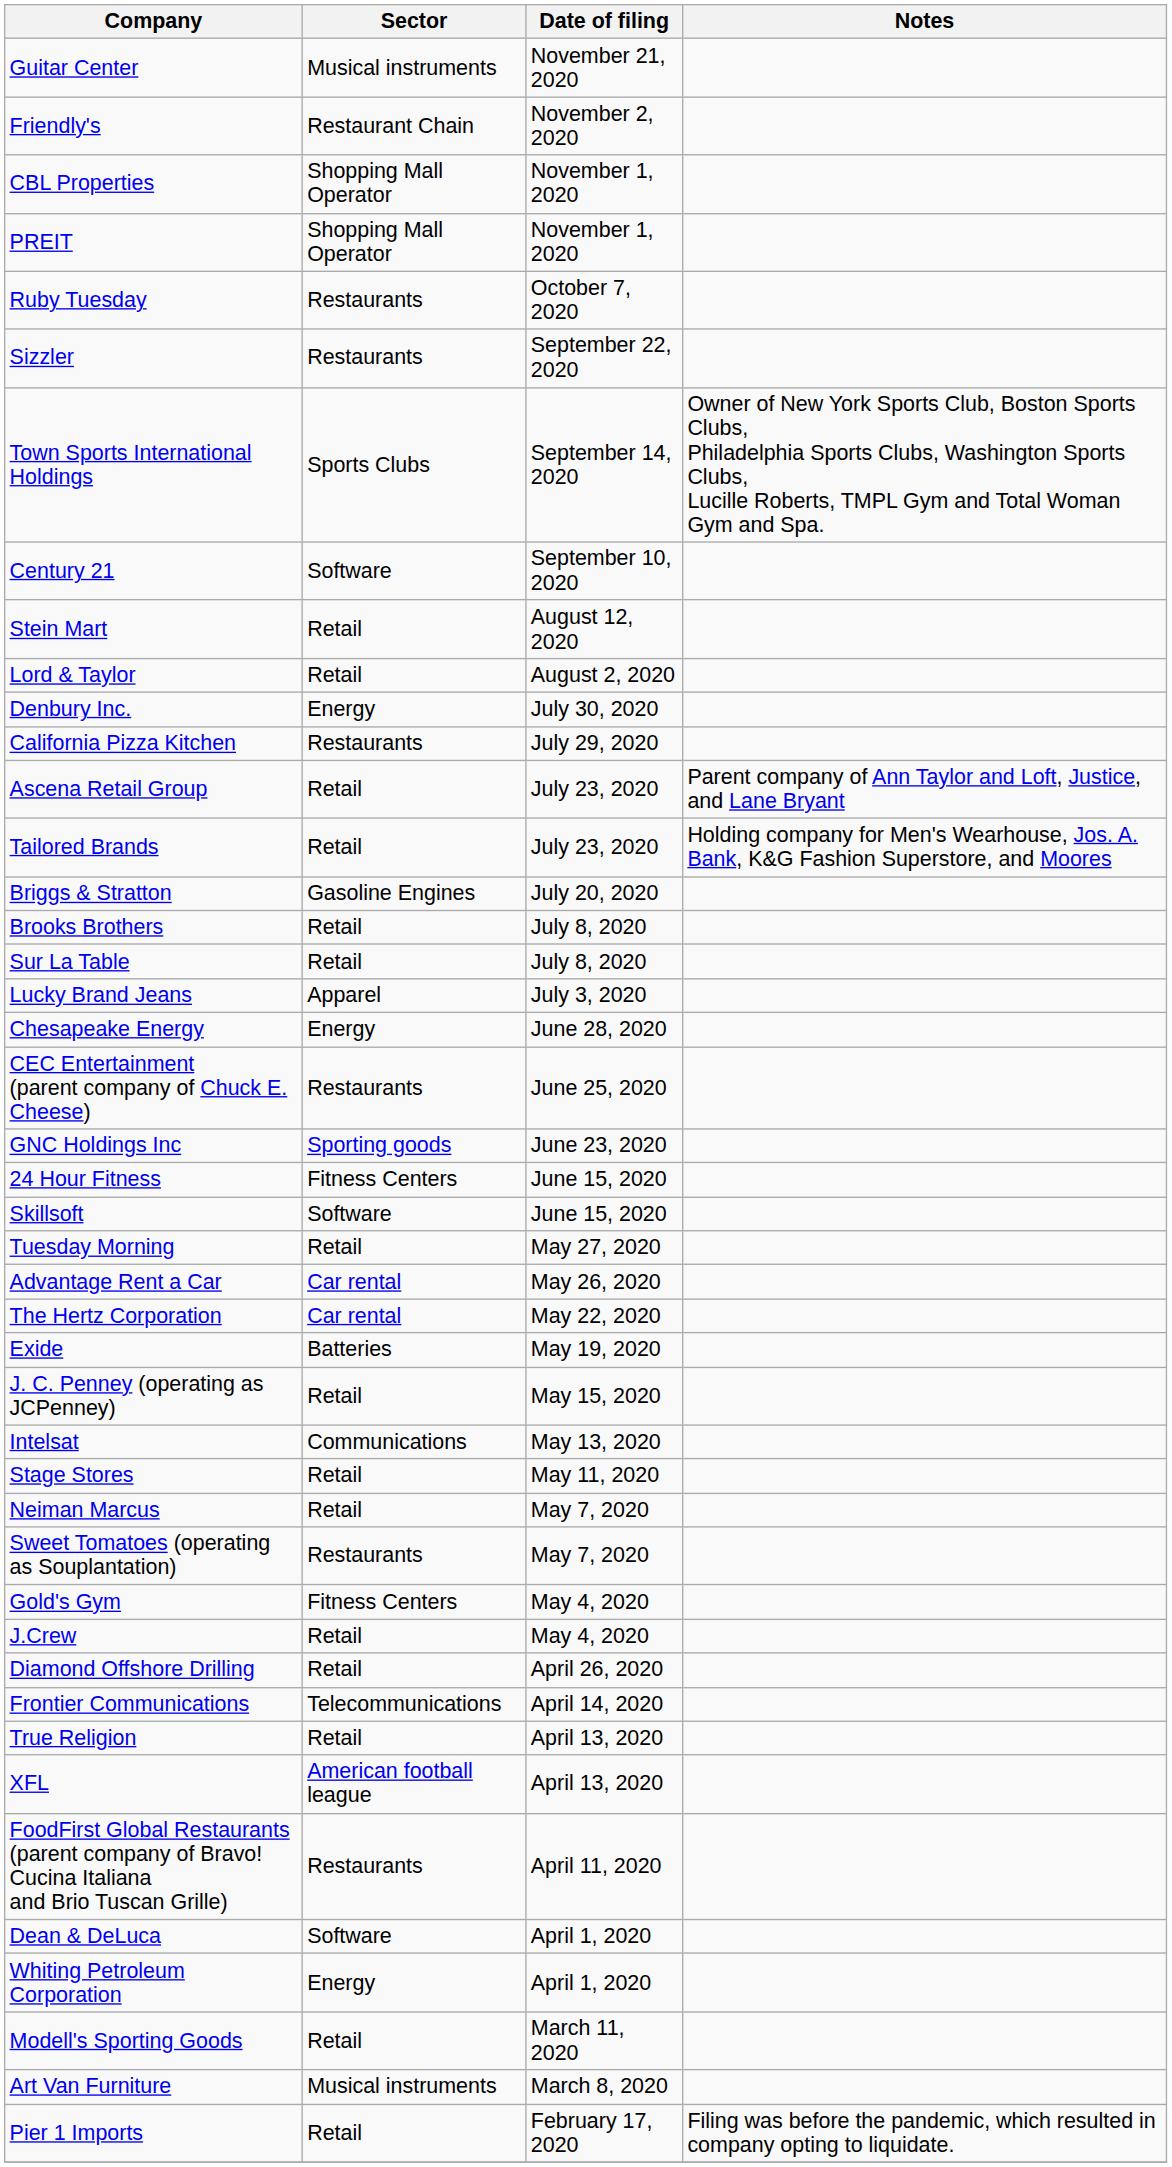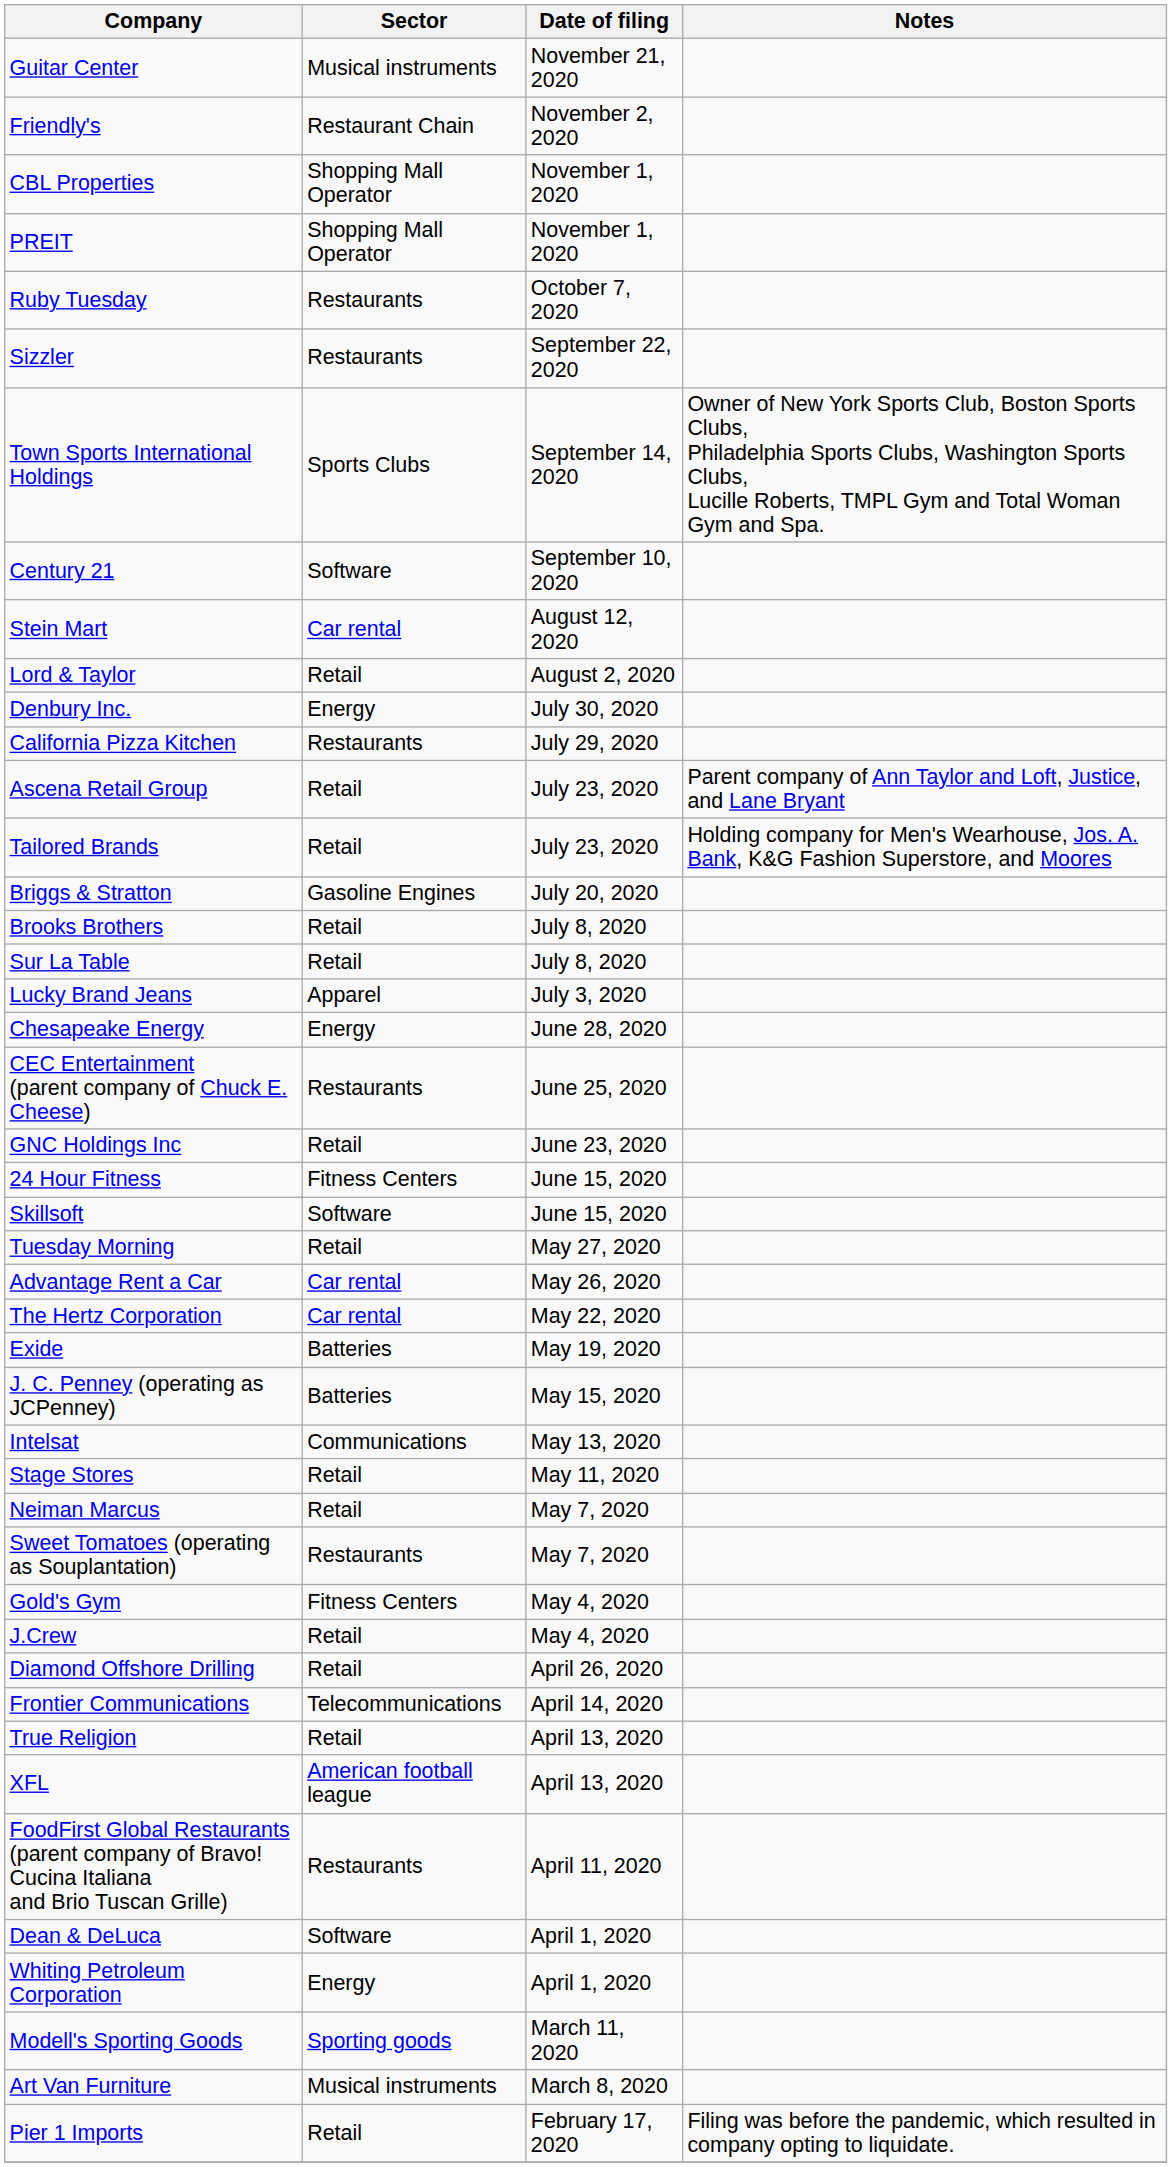(335, 629) Retail -> (354, 629) Car rental
(379, 1145) Sporting goods -> (335, 1145) Retail
(335, 1395) Retail -> (349, 1395) Batteries
(335, 2040) Retail -> (379, 2040) Sporting goods
